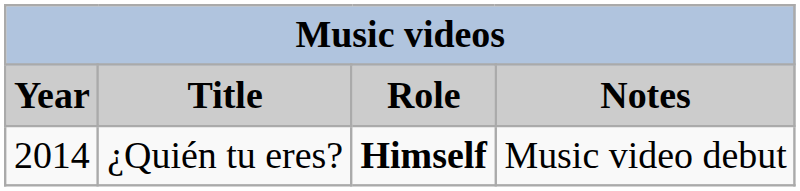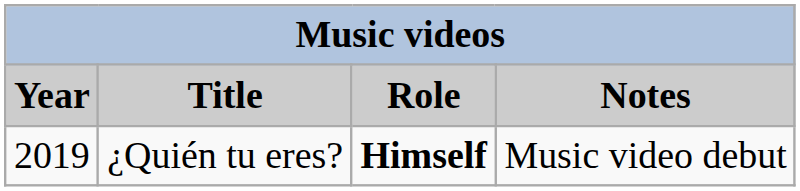(52, 154) 2014 -> (52, 154) 2019
